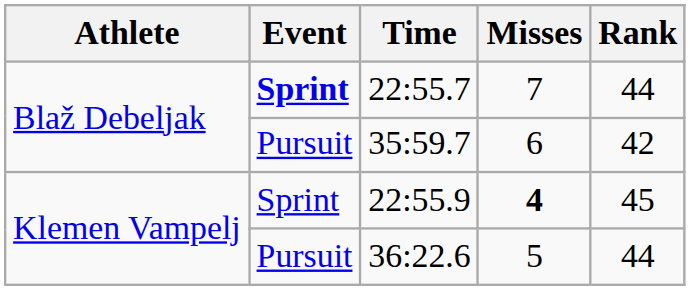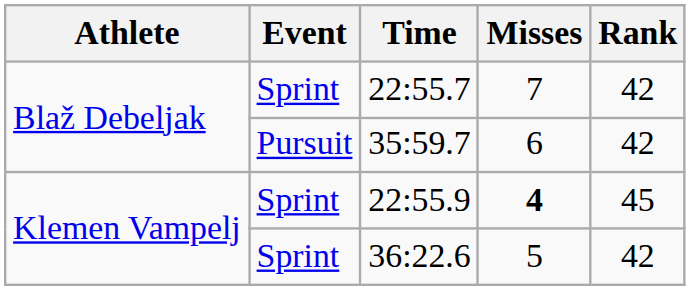(303, 88) bold -> (298, 88) normal
(638, 88) 44 -> (638, 88) 42
(305, 256) Pursuit -> (298, 256) Sprint
(638, 256) 44 -> (638, 256) 42
